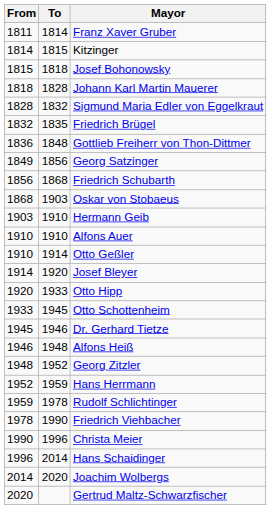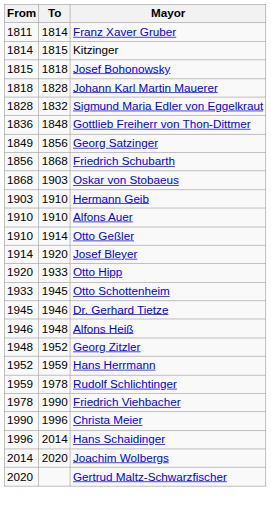- row: (114, 124)
